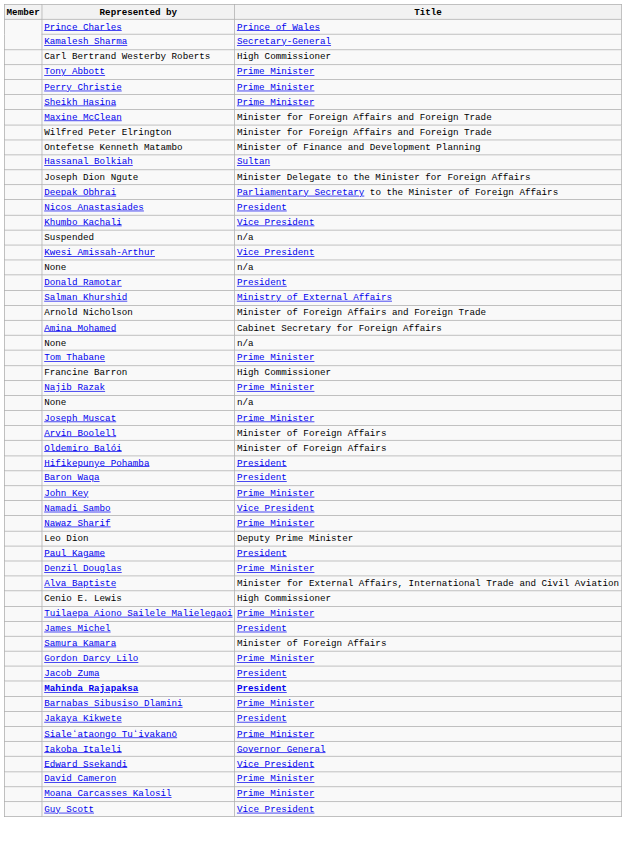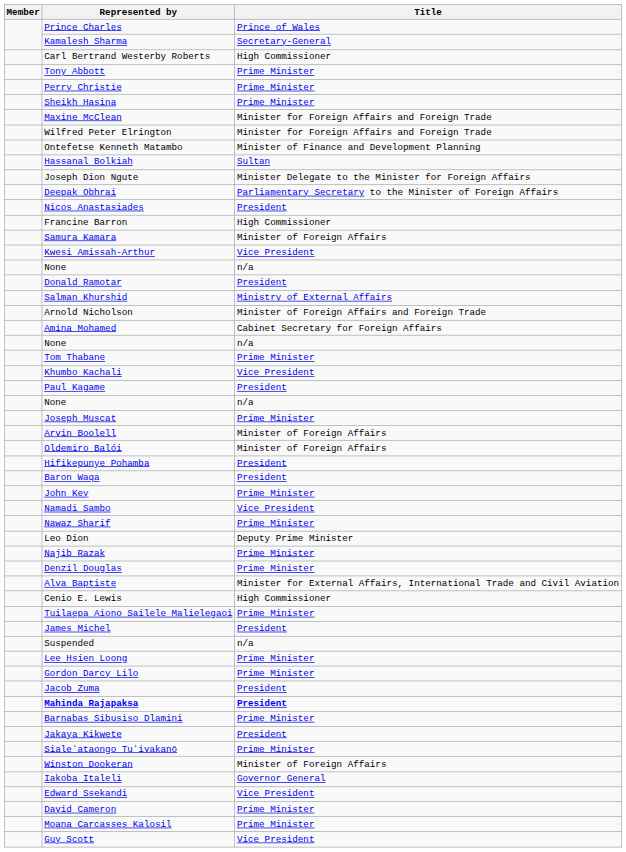rows swapped: (86, 373) <-> (83, 222)
rows swapped: (69, 238) <-> (80, 644)
rows swapped: (75, 388) <-> (75, 553)
+ row: (86, 659)
+ row: (88, 764)
